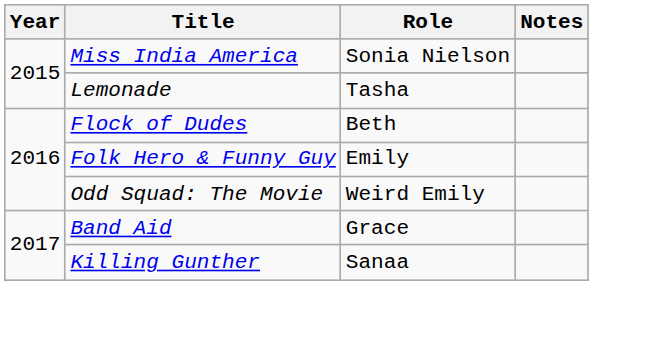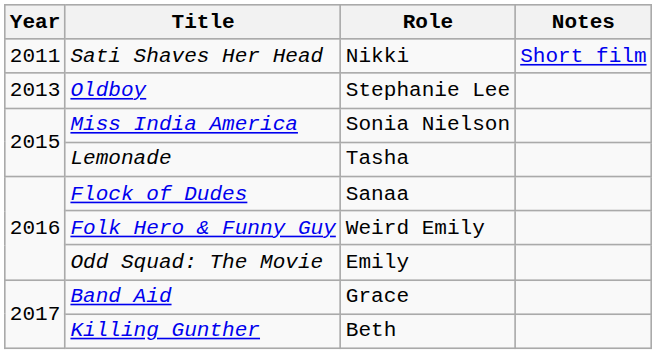+ row: (197, 56)
+ row: (108, 91)
(371, 125) Beth -> (377, 194) Sanaa
(377, 159) Emily -> (415, 228) Weird Emily
(415, 194) Weird Emily -> (377, 262) Emily
(377, 262) Sanaa -> (371, 331) Beth
